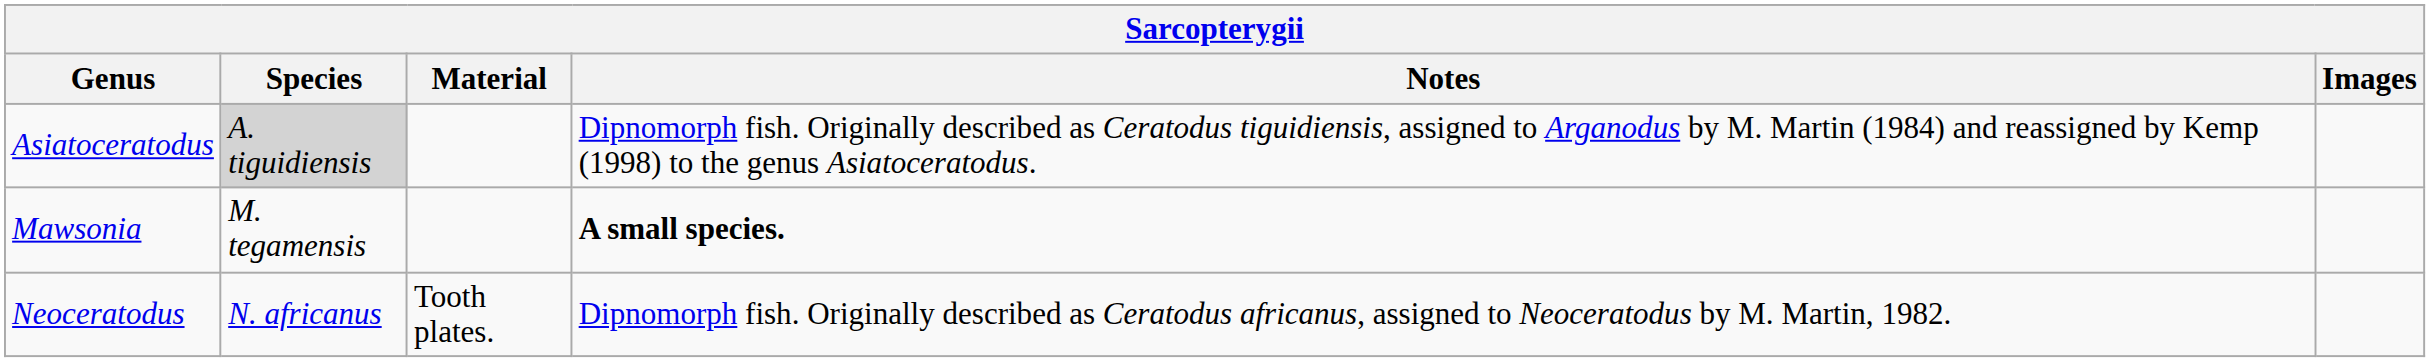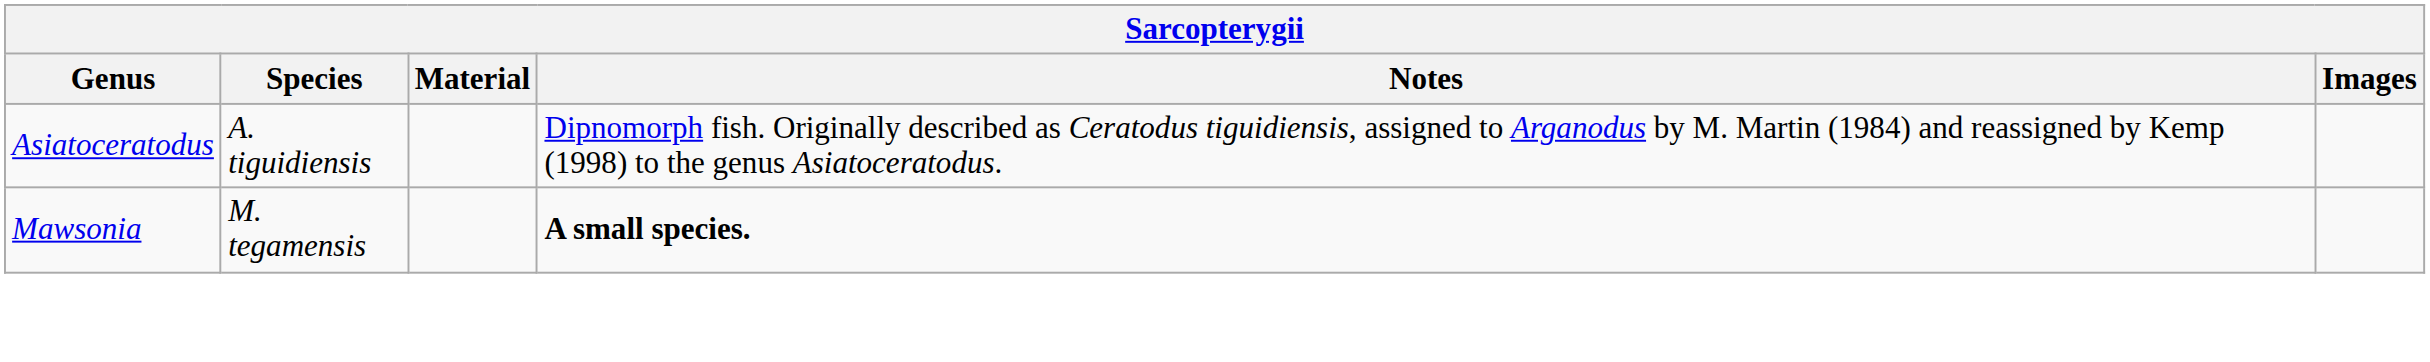(300, 145) lightgrey background -> (300, 145) no background
- row: (98, 313)
